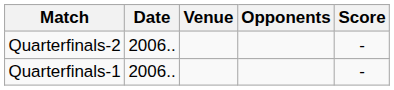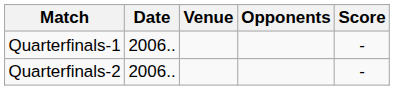rows swapped: (65, 71) <-> (65, 44)
